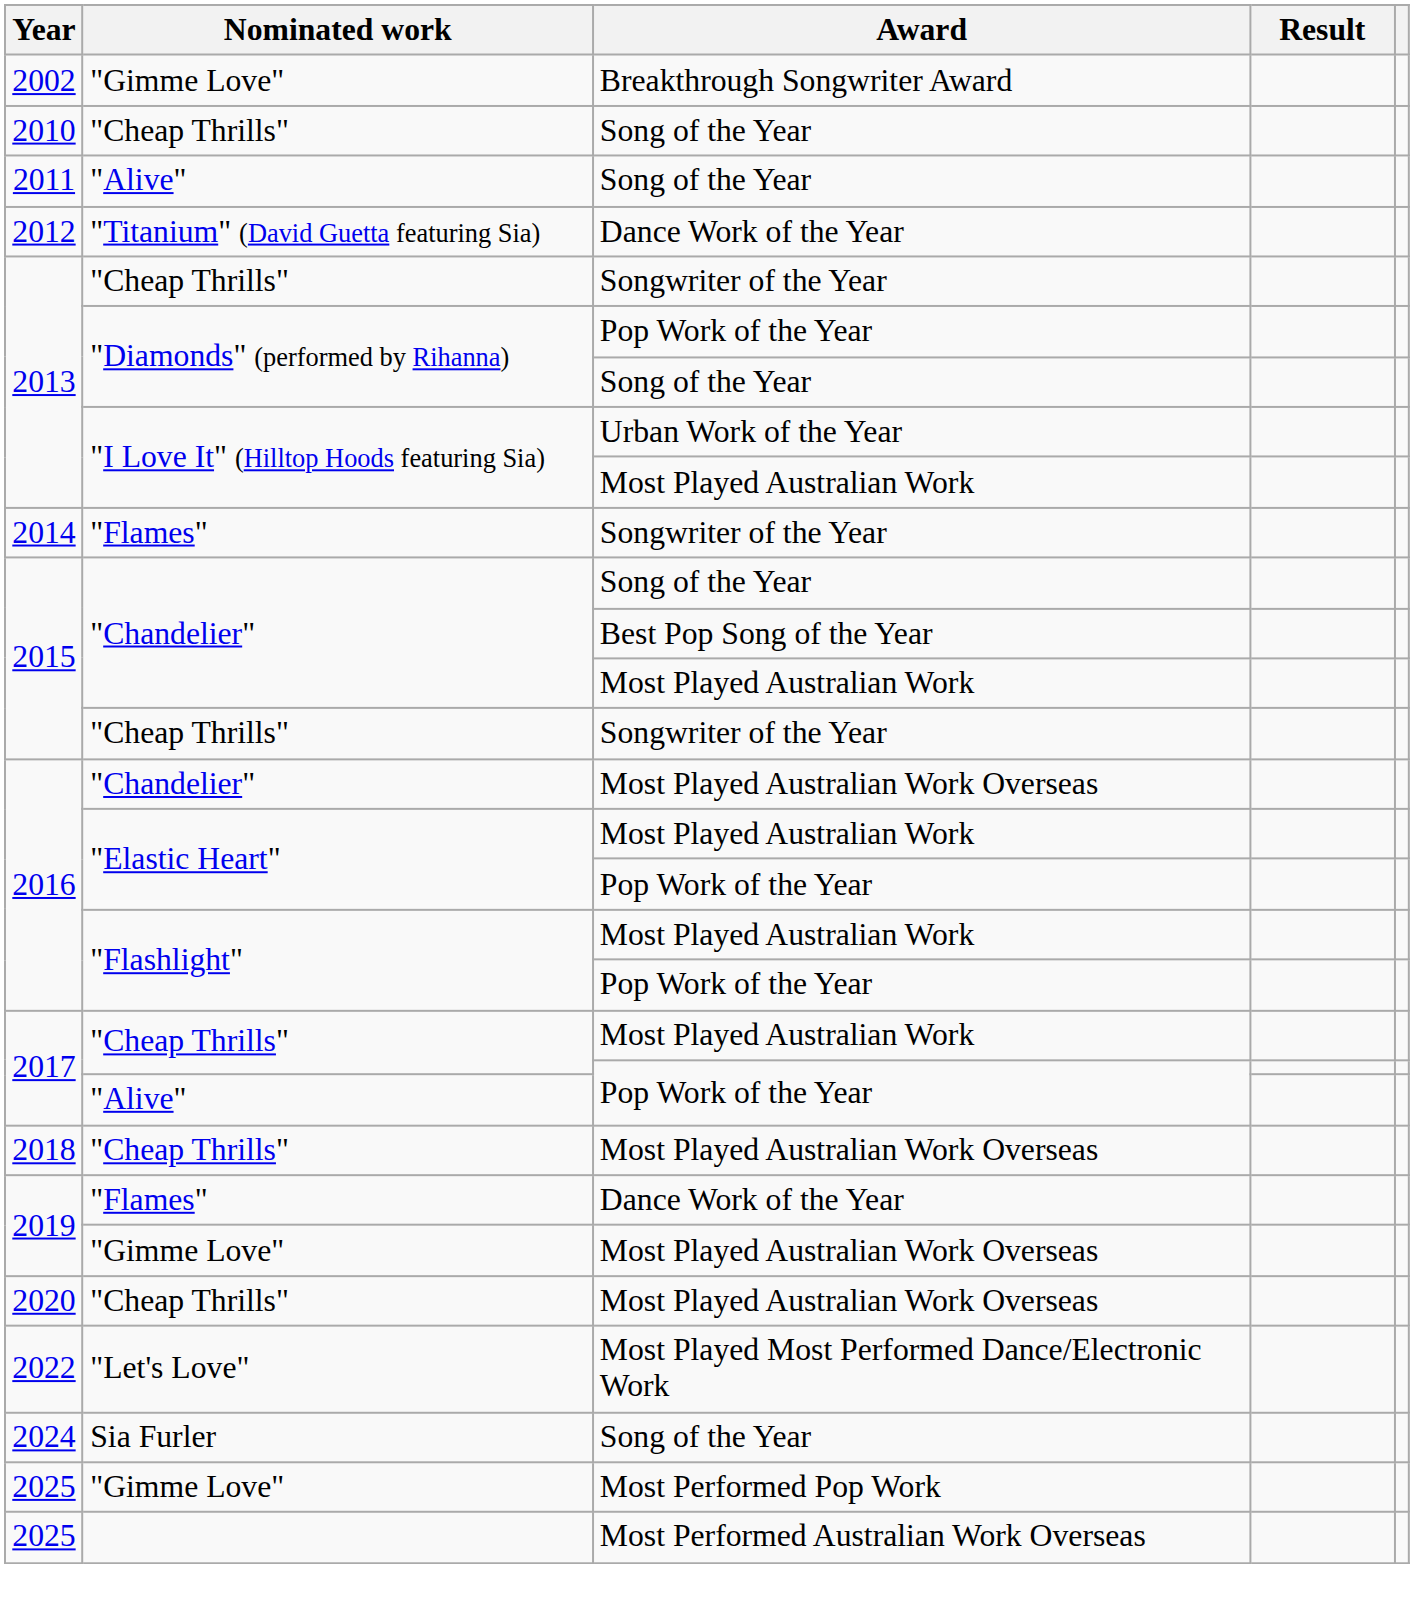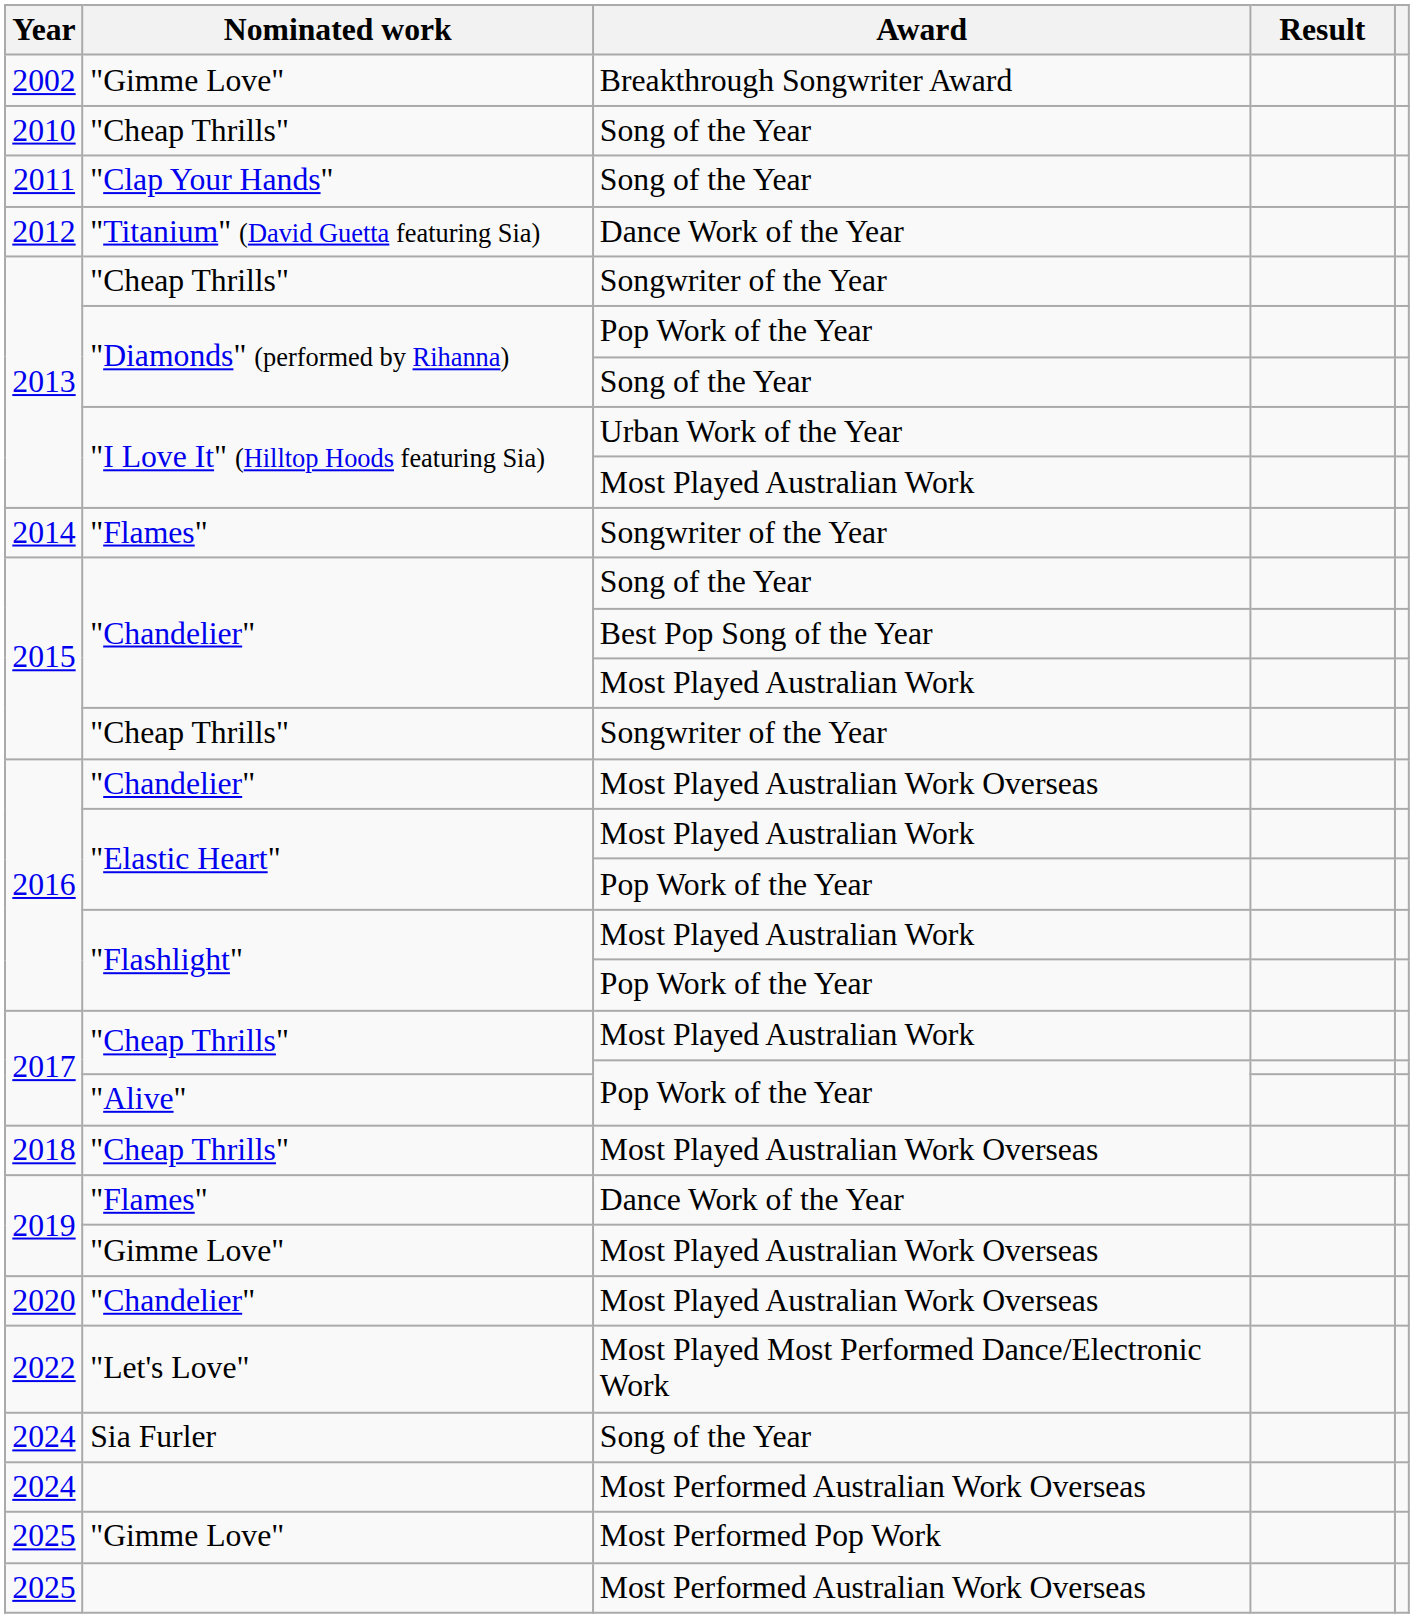(138, 180) "Alive" -> (212, 180) "Clap Your Hands"
(190, 1300) "Cheap Thrills" -> (173, 1300) "Chandelier"
+ row: (44, 1486)
